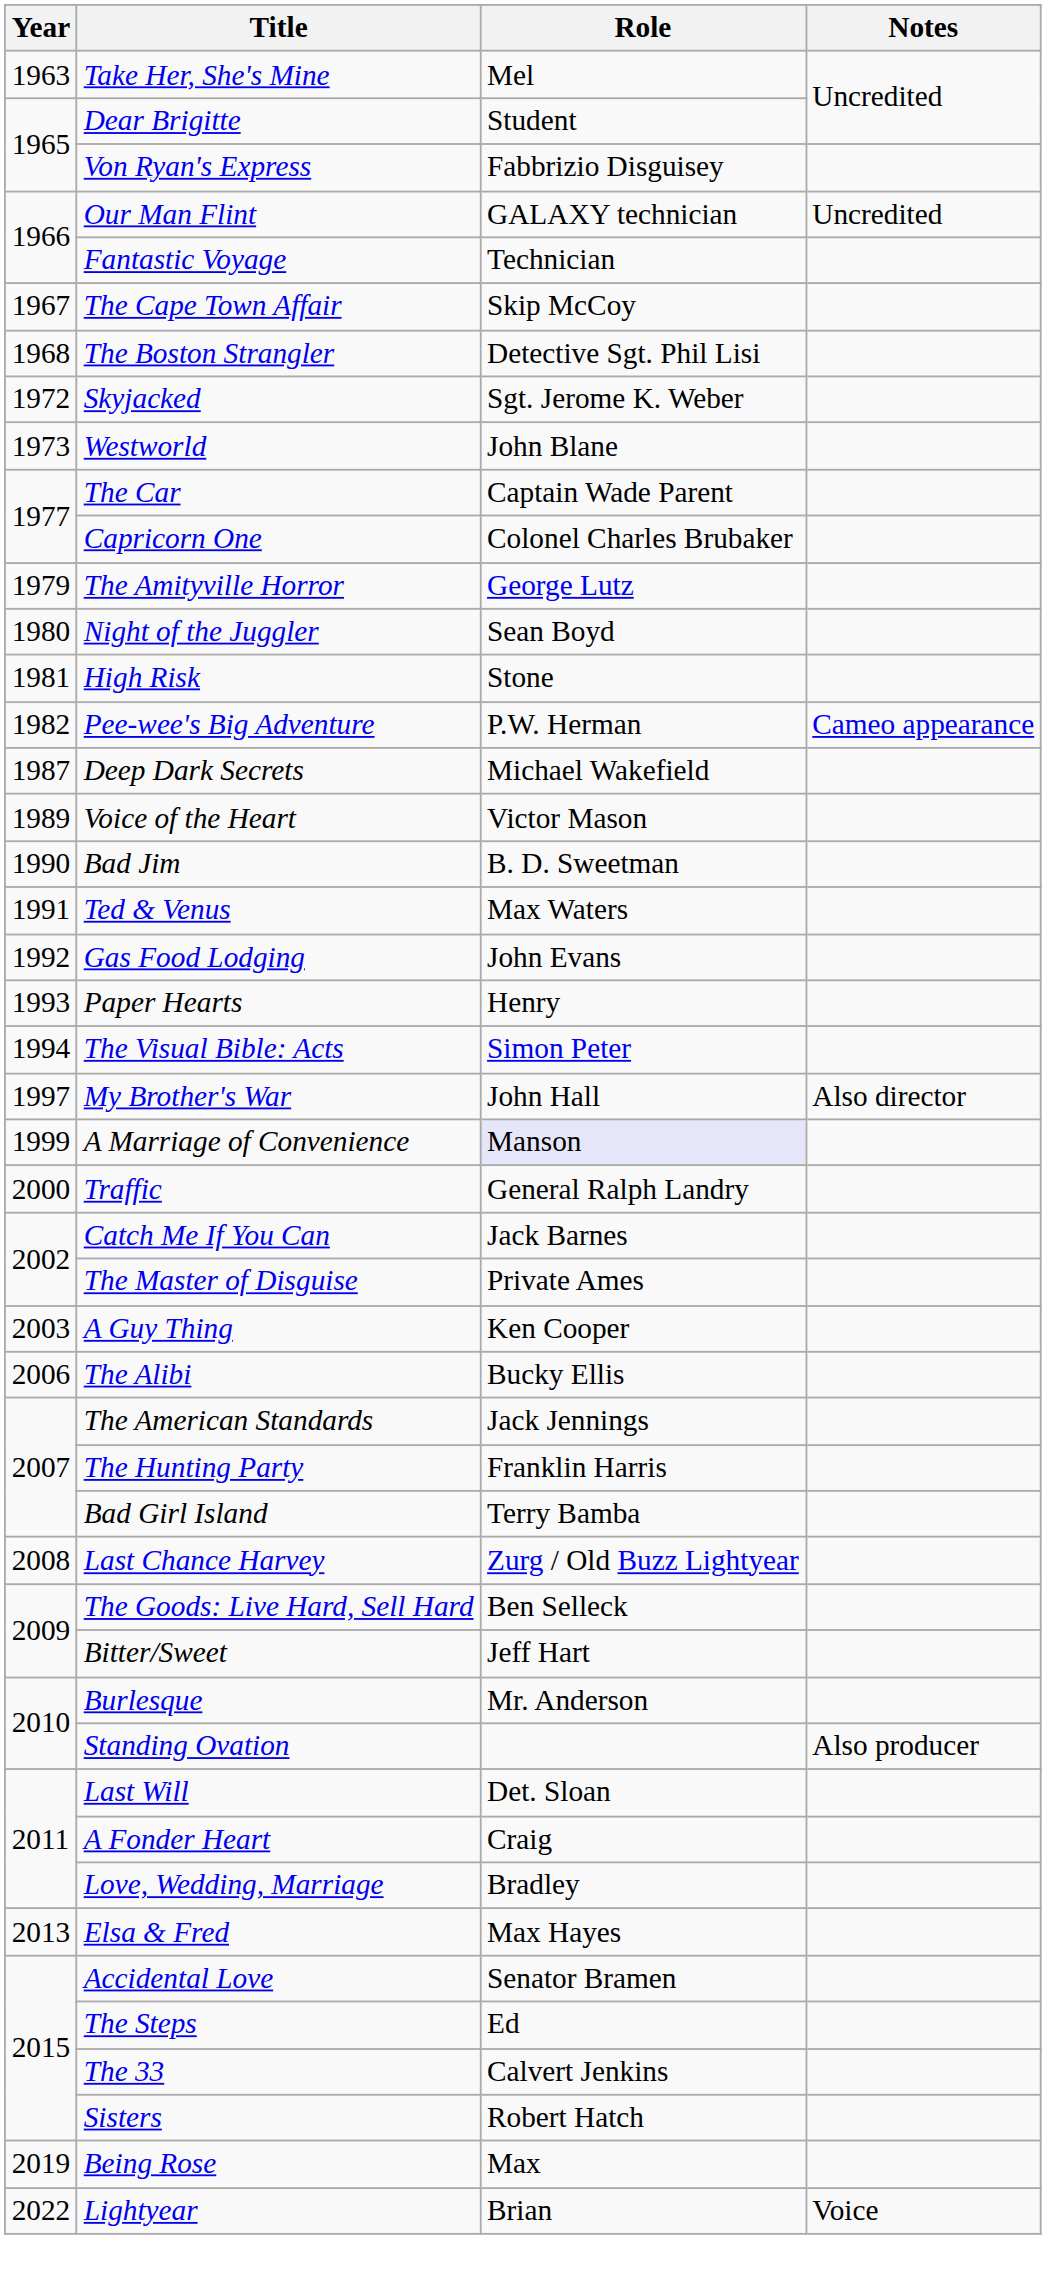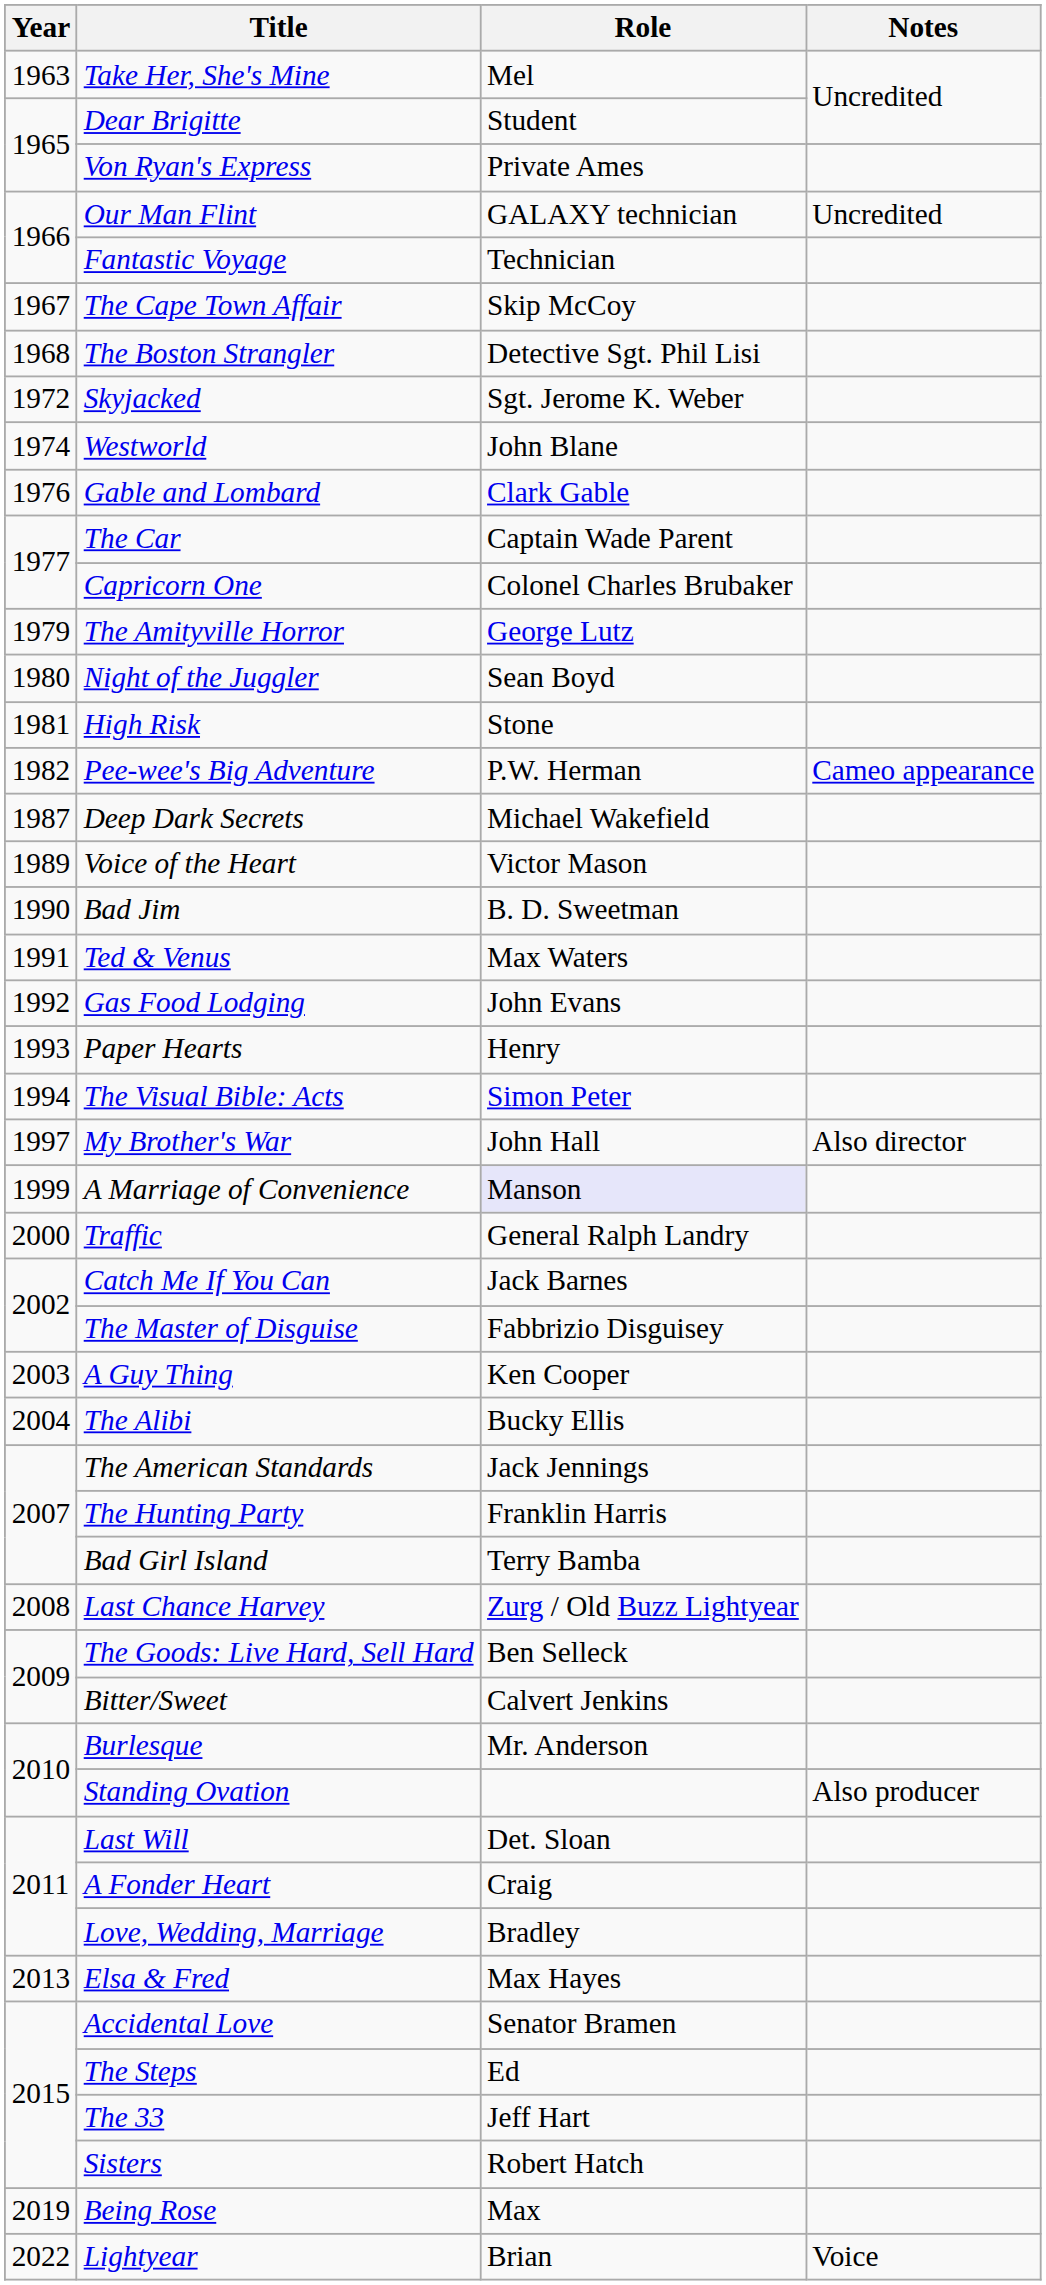(605, 167) Fabbrizio Disguisey -> (566, 167) Private Ames
(41, 445) 1973 -> (41, 445) 1974
+ row: (202, 492)
(566, 1281) Private Ames -> (605, 1327) Fabbrizio Disguisey
(41, 1374) 2006 -> (41, 1420) 2004
(538, 1652) Jeff Hart -> (578, 1699) Calvert Jenkins
(578, 2070) Calvert Jenkins -> (538, 2117) Jeff Hart
